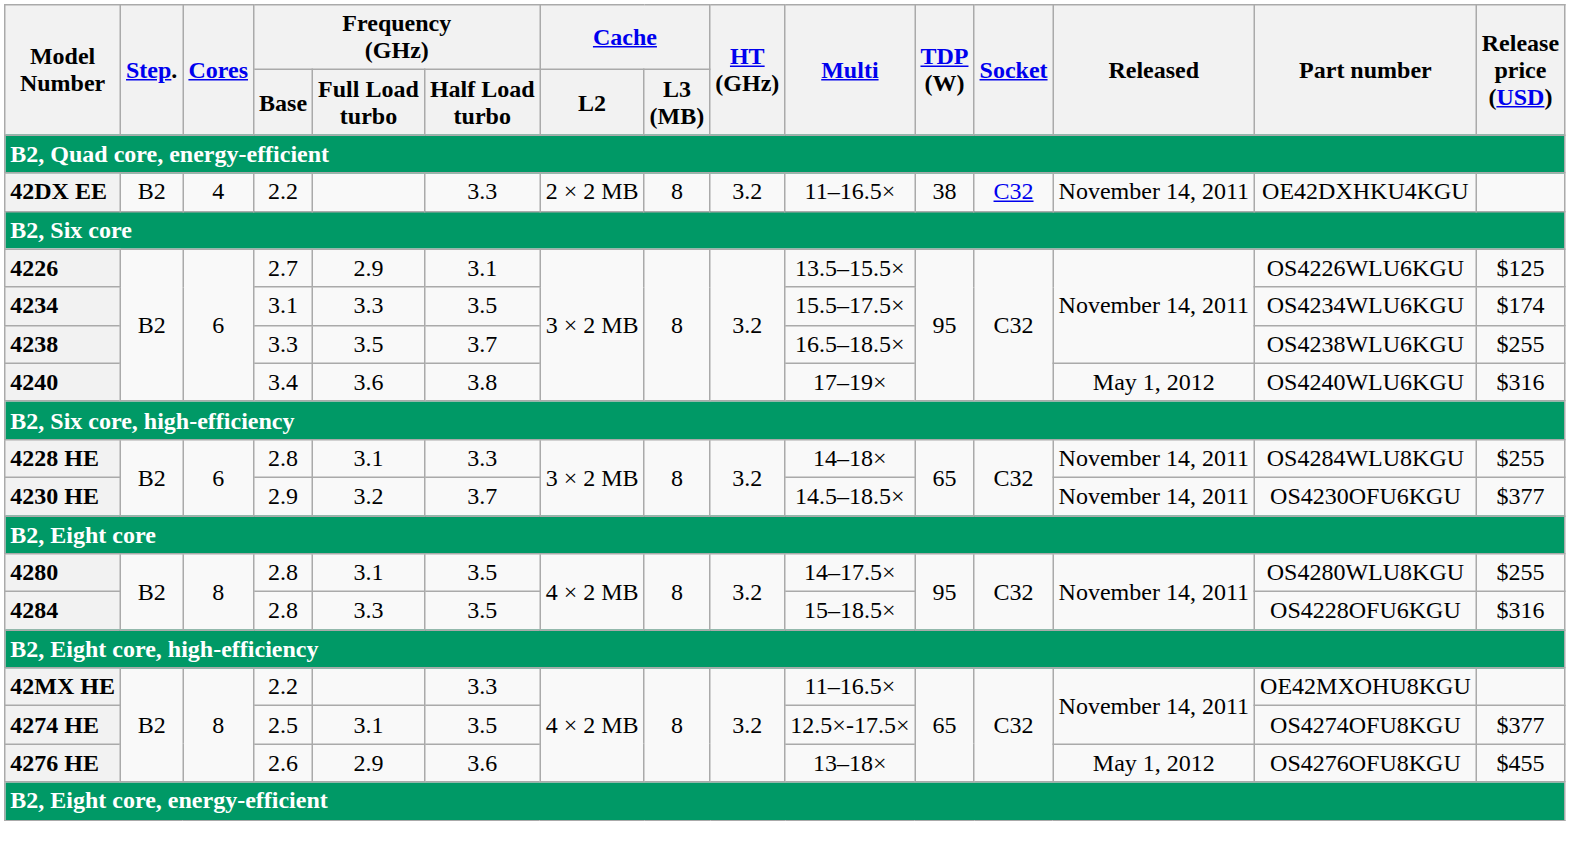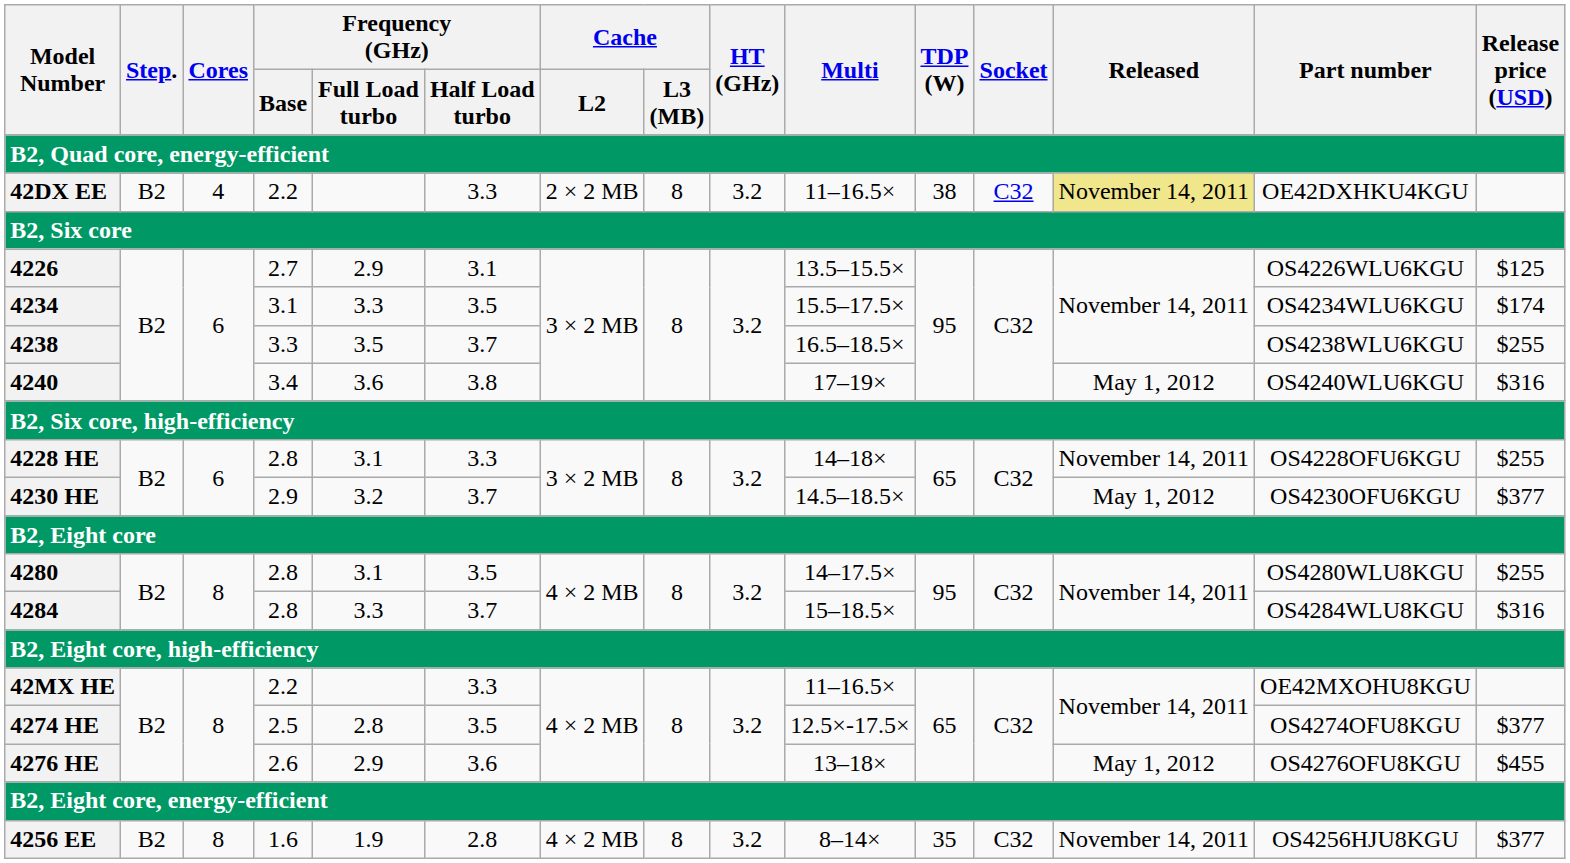(1154, 191) no background -> (1154, 191) khaki background
(1365, 458) OS4284WLU8KGU -> (1365, 458) OS4228OFU6KGU
(1154, 496) November 14, 2011 -> (1154, 496) May 1, 2012
(482, 610) 3.5 -> (482, 610) 3.7
(1365, 610) OS4228OFU6KGU -> (1365, 610) OS4284WLU8KGU
(368, 724) 3.1 -> (368, 724) 2.8
+ row: (53, 838)
